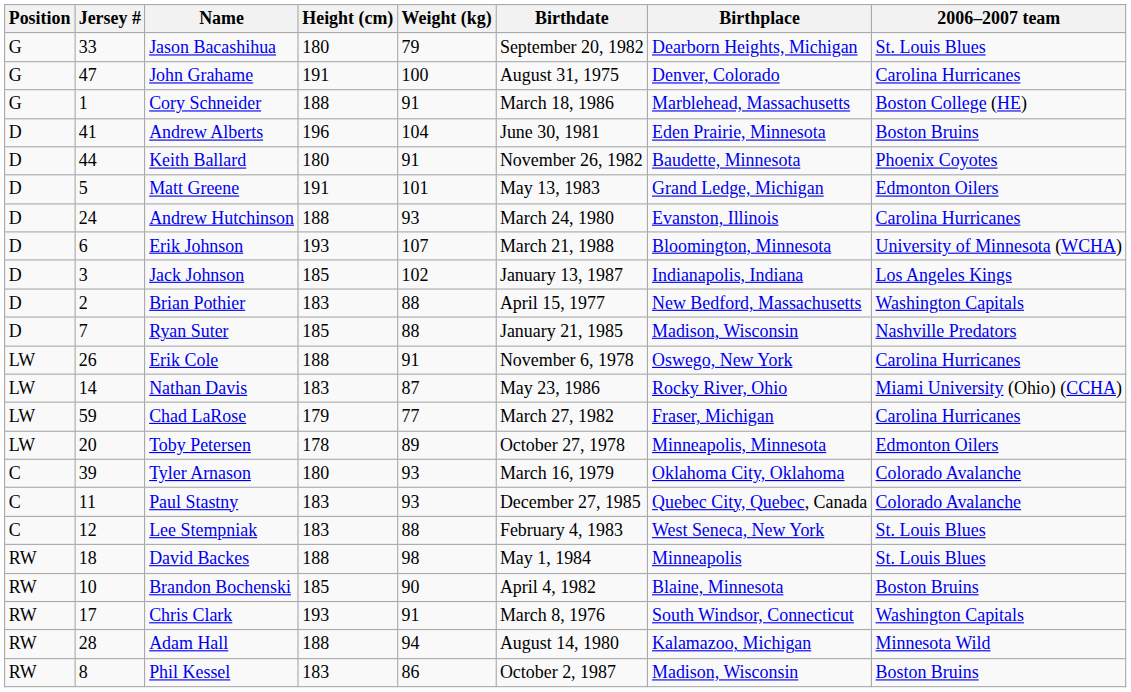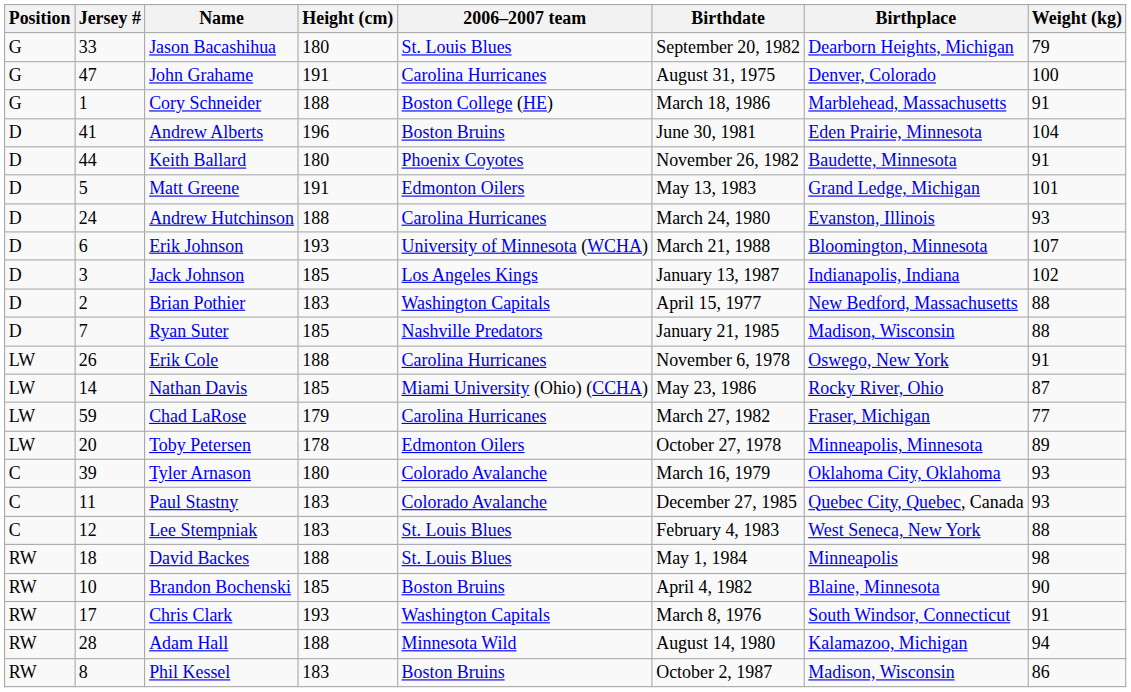columns swapped: (447, 18) <-> (999, 18)
(316, 388) 183 -> (316, 388) 185
